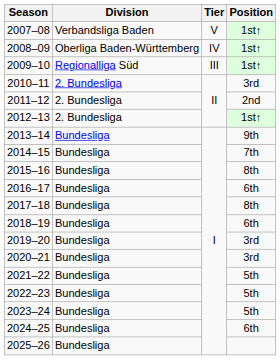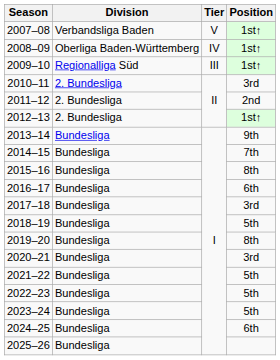(251, 205) 8th -> (251, 205) 3rd
(251, 223) 6th -> (251, 223) 5th
(251, 240) 3rd -> (251, 240) 8th
